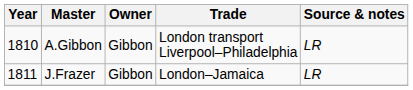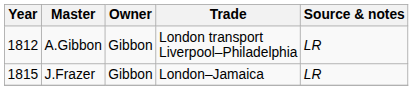(23, 44) 1810 -> (23, 44) 1812
(22, 74) 1811 -> (23, 74) 1815
